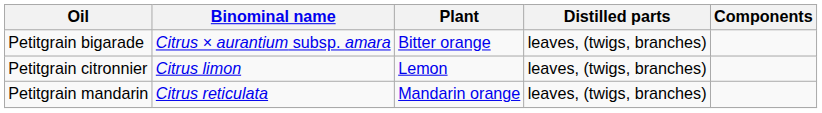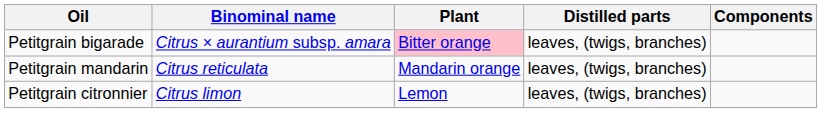(444, 42) no background -> (444, 42) pink background
rows swapped: (78, 94) <-> (78, 68)
